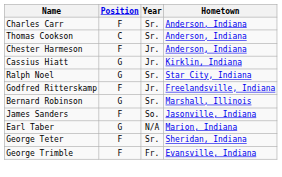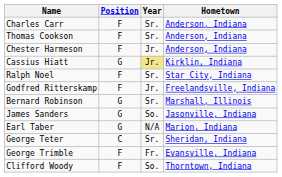(120, 37) C -> (120, 37) F
(152, 62) no background -> (152, 62) khaki background
(120, 75) G -> (120, 75) F
(120, 114) F -> (120, 114) G
(120, 140) F -> (120, 140) C
+ row: (40, 166)
